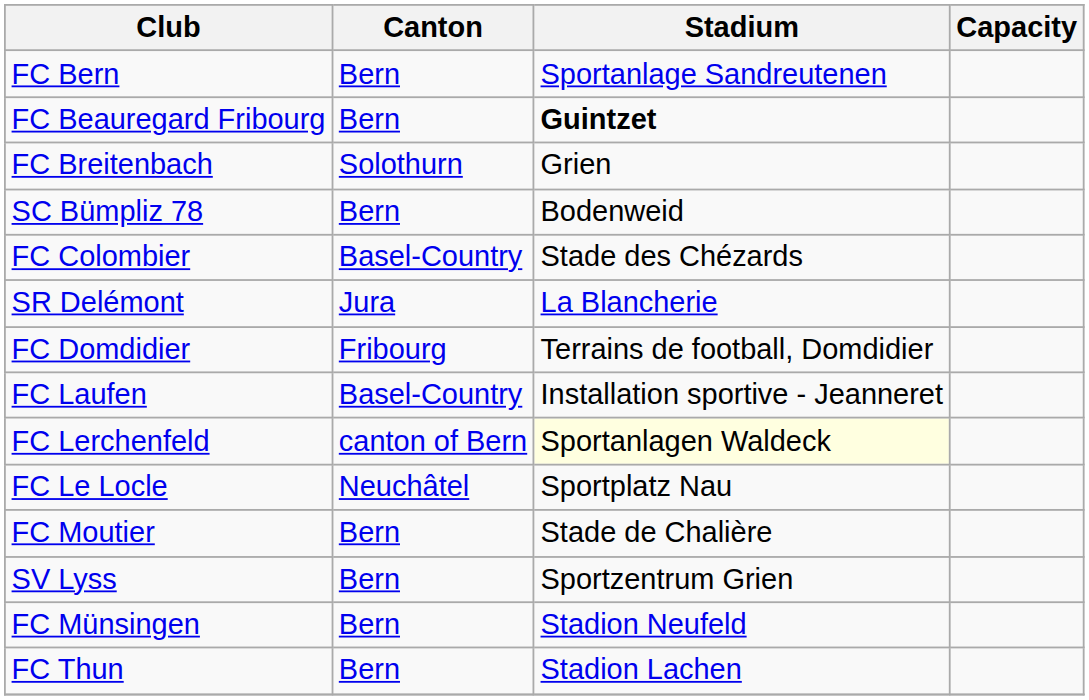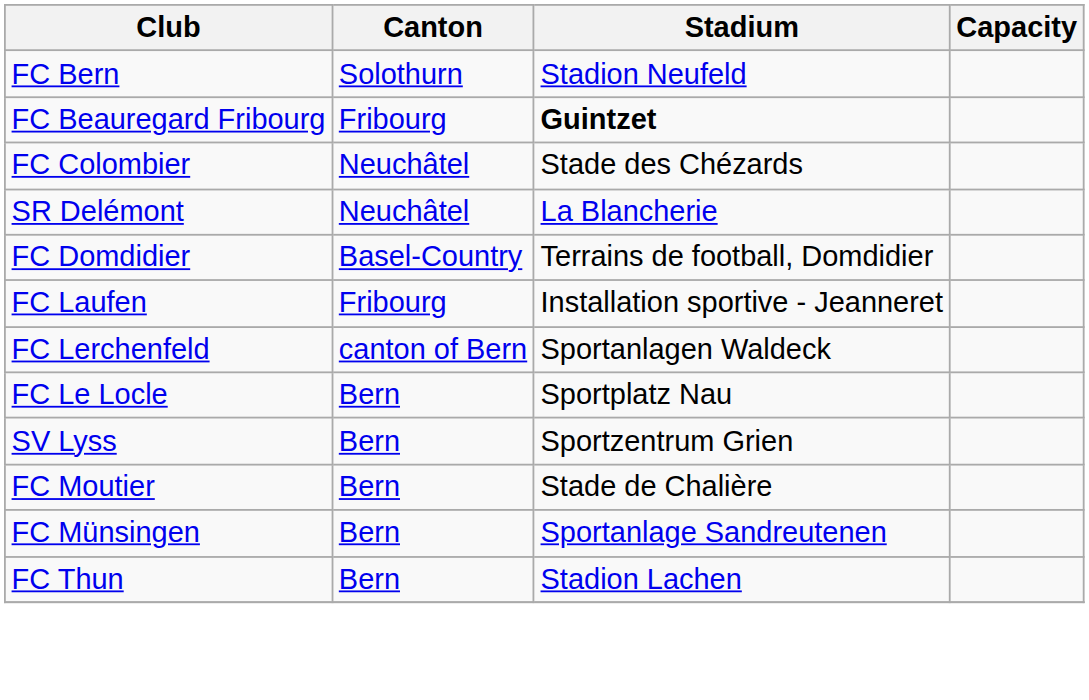(369, 73) Bern -> (401, 73) Solothurn
(714, 73) Sportanlage Sandreutenen -> (644, 73) Stadion Neufeld
(369, 119) Bern -> (393, 119) Fribourg
- row: (112, 165)
- row: (107, 211)
(431, 257) Basel-Country -> (404, 165) Neuchâtel
(367, 303) Jura -> (404, 211) Neuchâtel
(393, 348) Fribourg -> (431, 257) Basel-Country
(431, 394) Basel-Country -> (393, 303) Fribourg
(686, 440) lightyellow background -> (686, 348) no background
(404, 486) Neuchâtel -> (369, 394) Bern
rows swapped: (64, 578) <-> (83, 532)
(644, 624) Stadion Neufeld -> (714, 532) Sportanlage Sandreutenen
